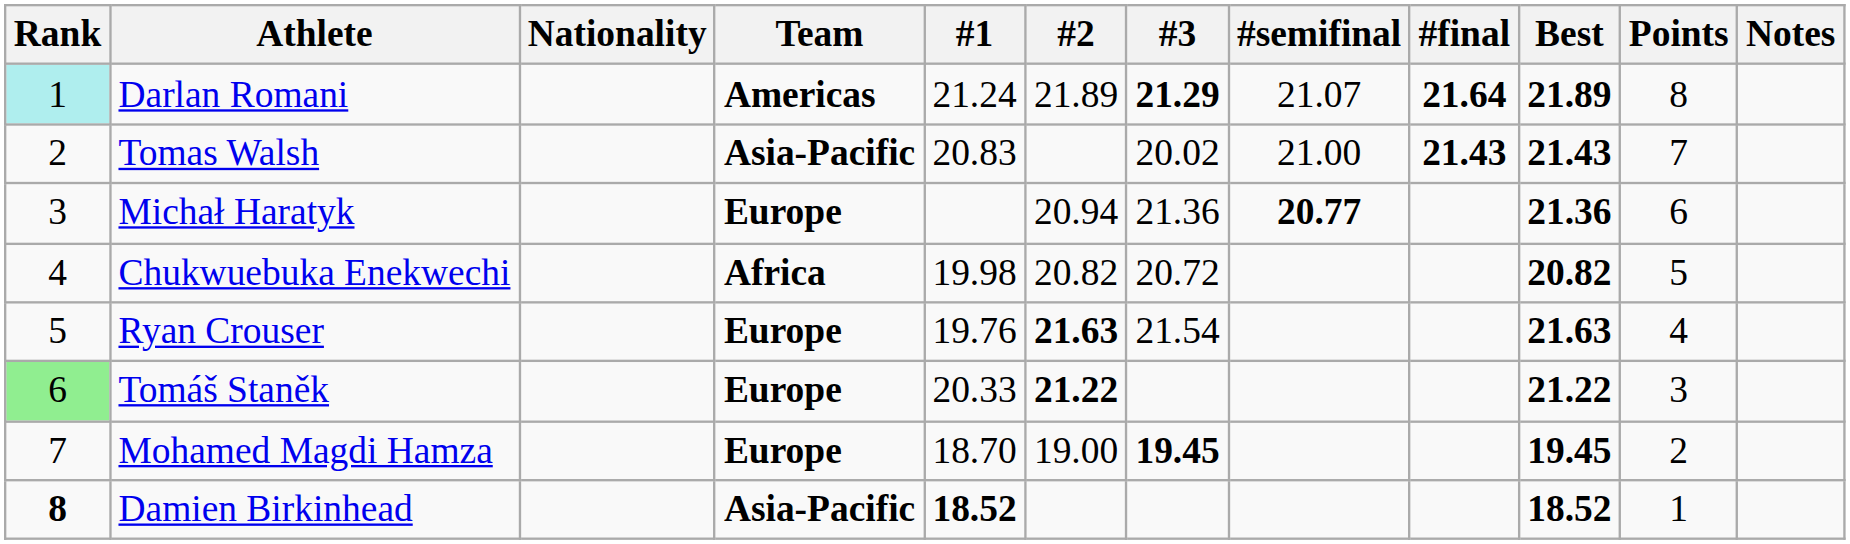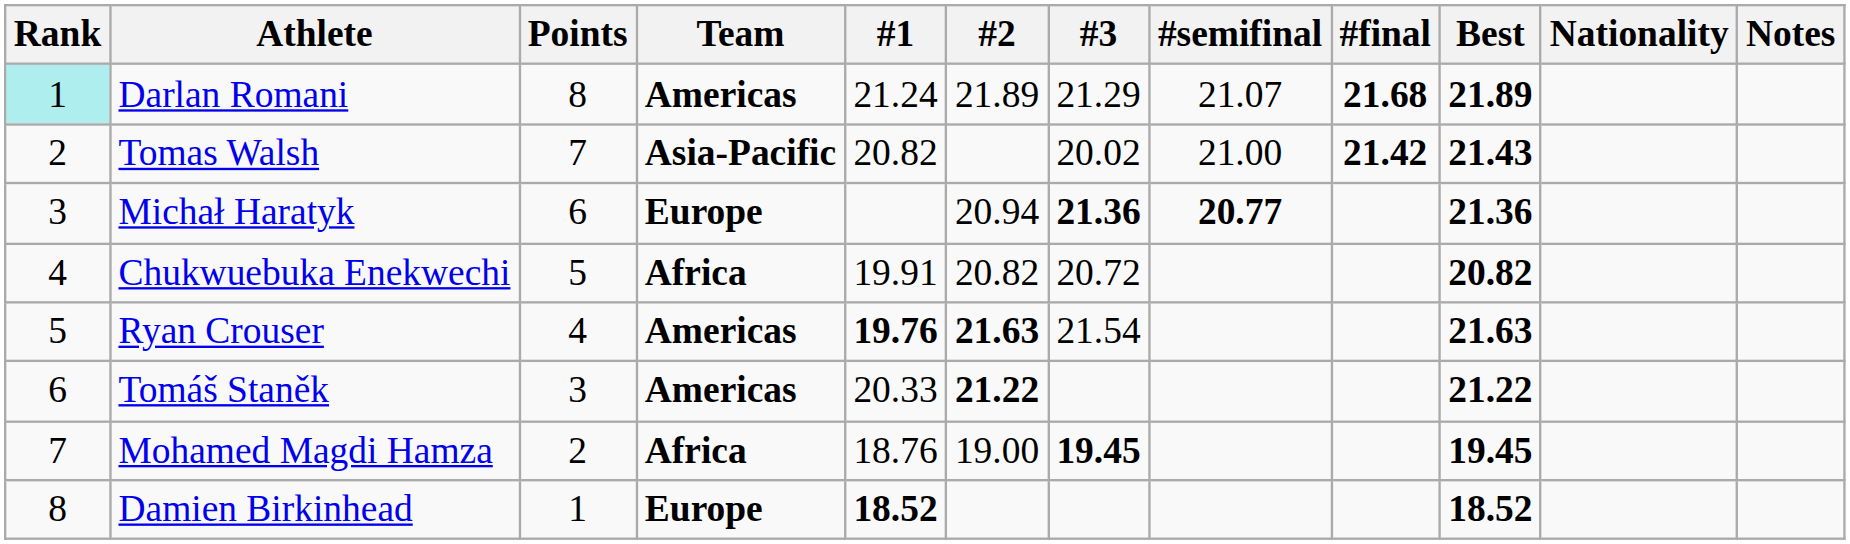columns swapped: (617, 34) <-> (1679, 34)
(1178, 93) bold -> (1098, 93) normal
(1464, 93) 21.64 -> (1385, 93) 21.68
(975, 152) 20.83 -> (896, 152) 20.82
(1464, 152) 21.43 -> (1385, 152) 21.42
(1178, 212) normal -> (1098, 212) bold
(975, 271) 19.98 -> (896, 271) 19.91
(783, 331) Europe -> (721, 331) Americas
(975, 331) normal -> (896, 331) bold
(57, 390) lightgreen background -> (57, 390) no background
(783, 390) Europe -> (721, 390) Americas
(783, 449) Europe -> (696, 449) Africa
(975, 449) 18.70 -> (896, 449) 18.76
(57, 509) bold -> (57, 509) normal
(820, 509) Asia-Pacific -> (704, 509) Europe
